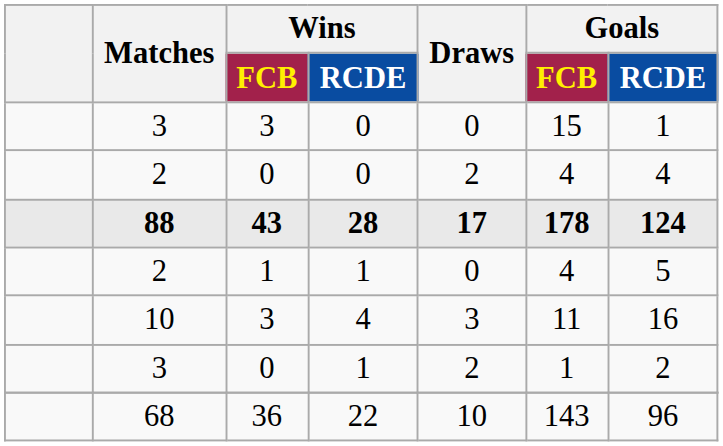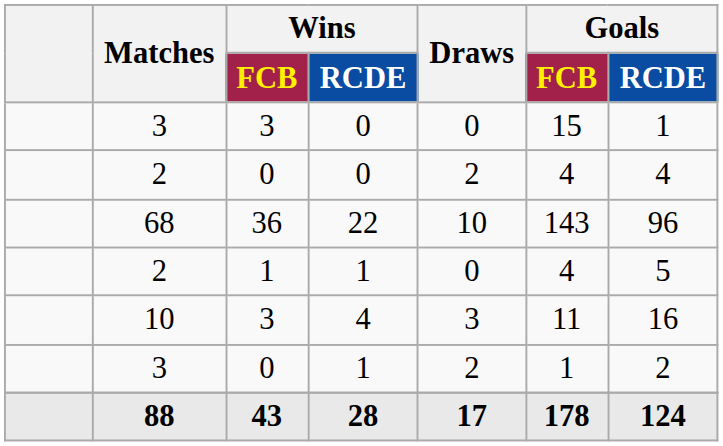rows swapped: (159, 416) <-> (159, 222)
